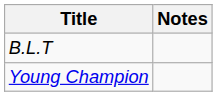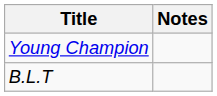rows swapped: (31, 47) <-> (79, 76)
